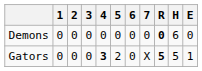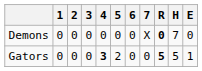(147, 36) 0 -> (147, 36) X
(176, 36) 6 -> (176, 36) 7
(147, 56) X -> (147, 56) 0
